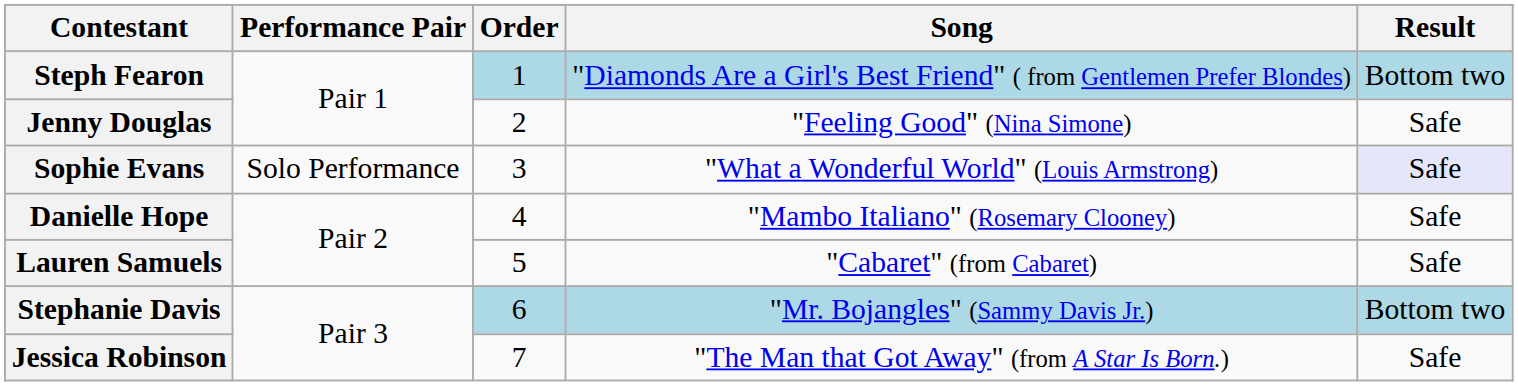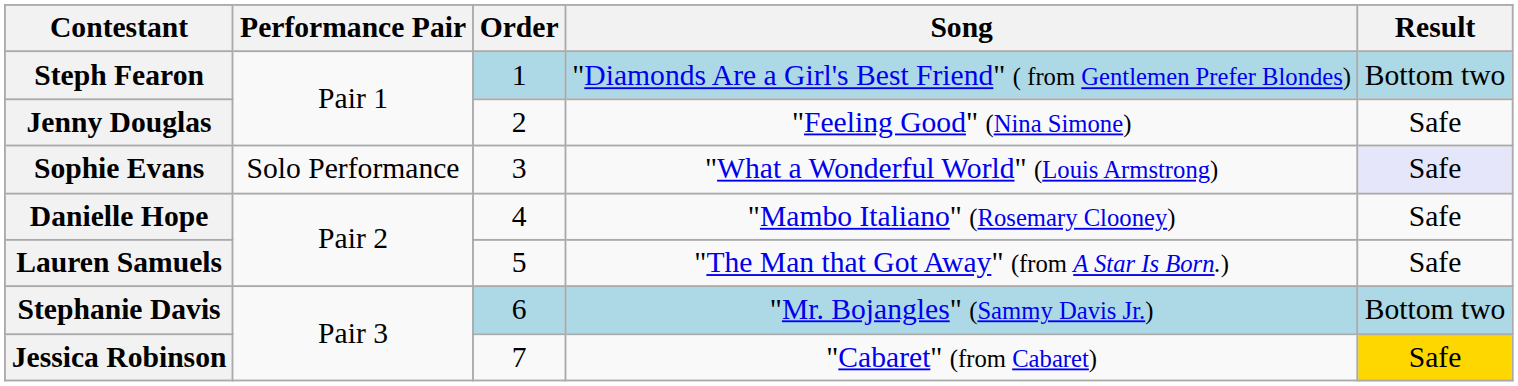(962, 262) "Cabaret" (from Cabaret) -> (962, 262) "The Man that Got Away" (from A Star Is Born.)
(962, 356) "The Man that Got Away" (from A Star Is Born.) -> (962, 356) "Cabaret" (from Cabaret)
(1435, 356) no background -> (1435, 356) gold background
